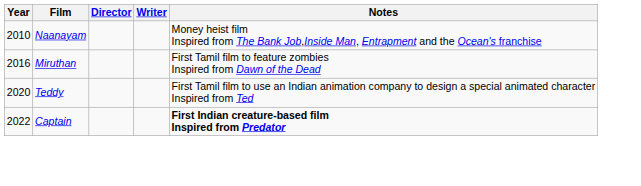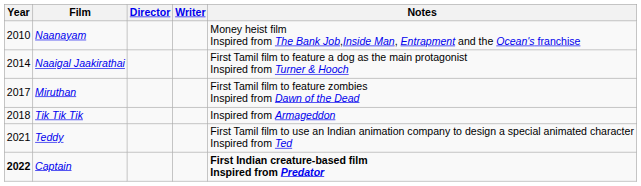+ row: (80, 64)
(19, 64) 2016 -> (19, 92) 2017
+ row: (59, 115)
(19, 92) 2020 -> (19, 138) 2021
(19, 121) normal -> (19, 166) bold
